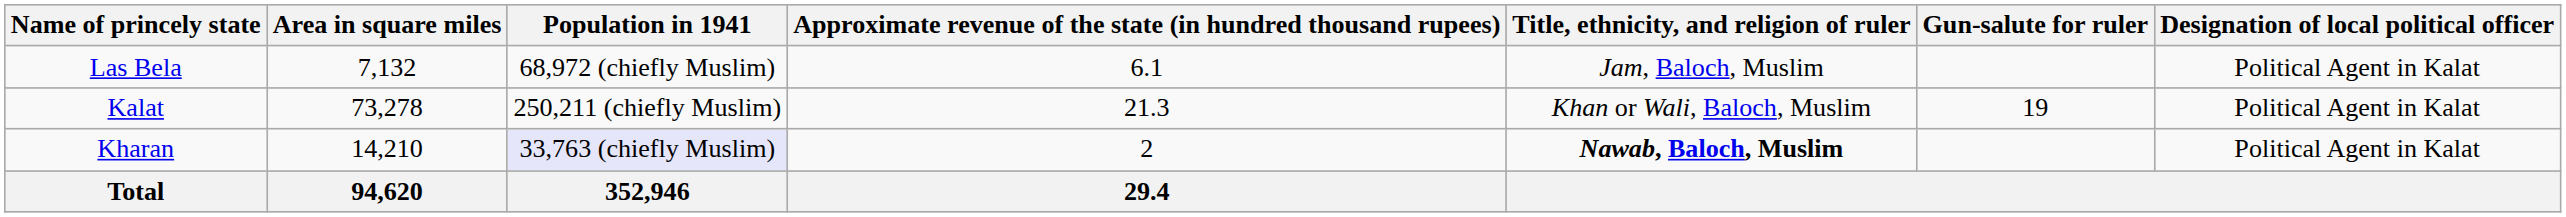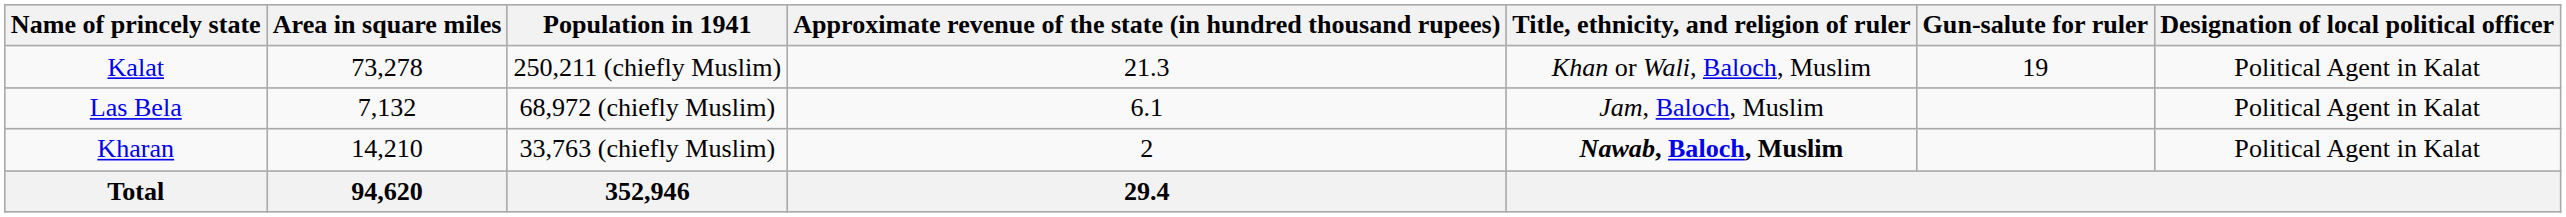rows swapped: (136, 107) <-> (136, 66)
(647, 149) lavender background -> (647, 149) no background
